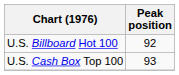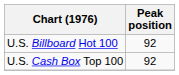(150, 61) 93 -> (150, 61) 92
